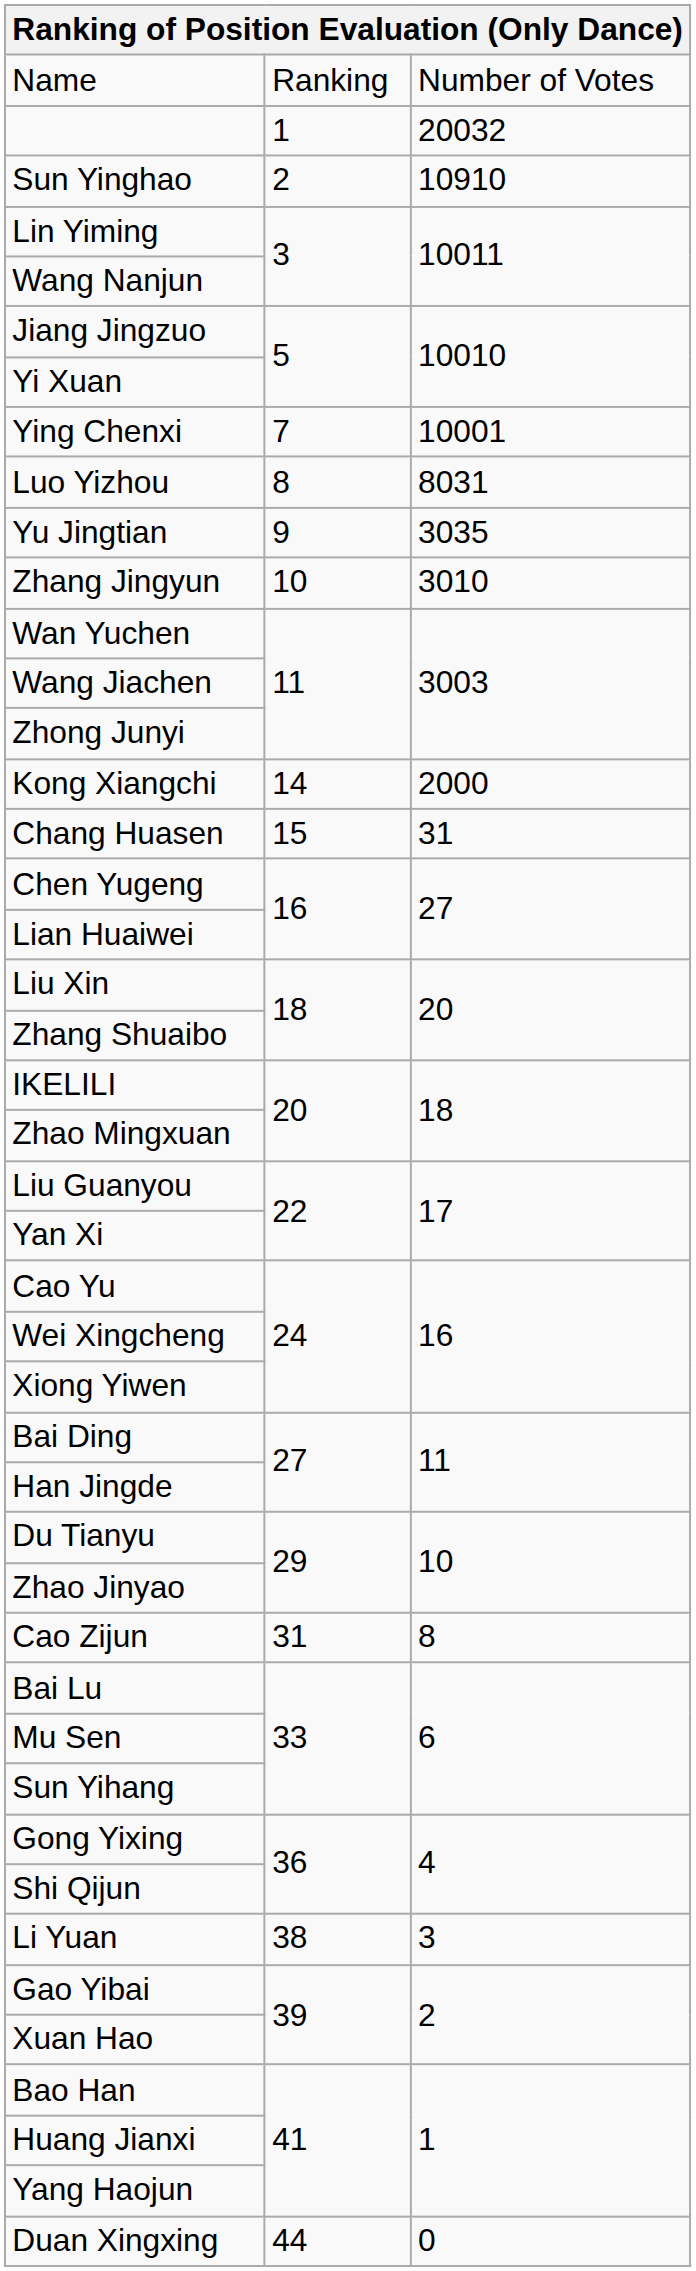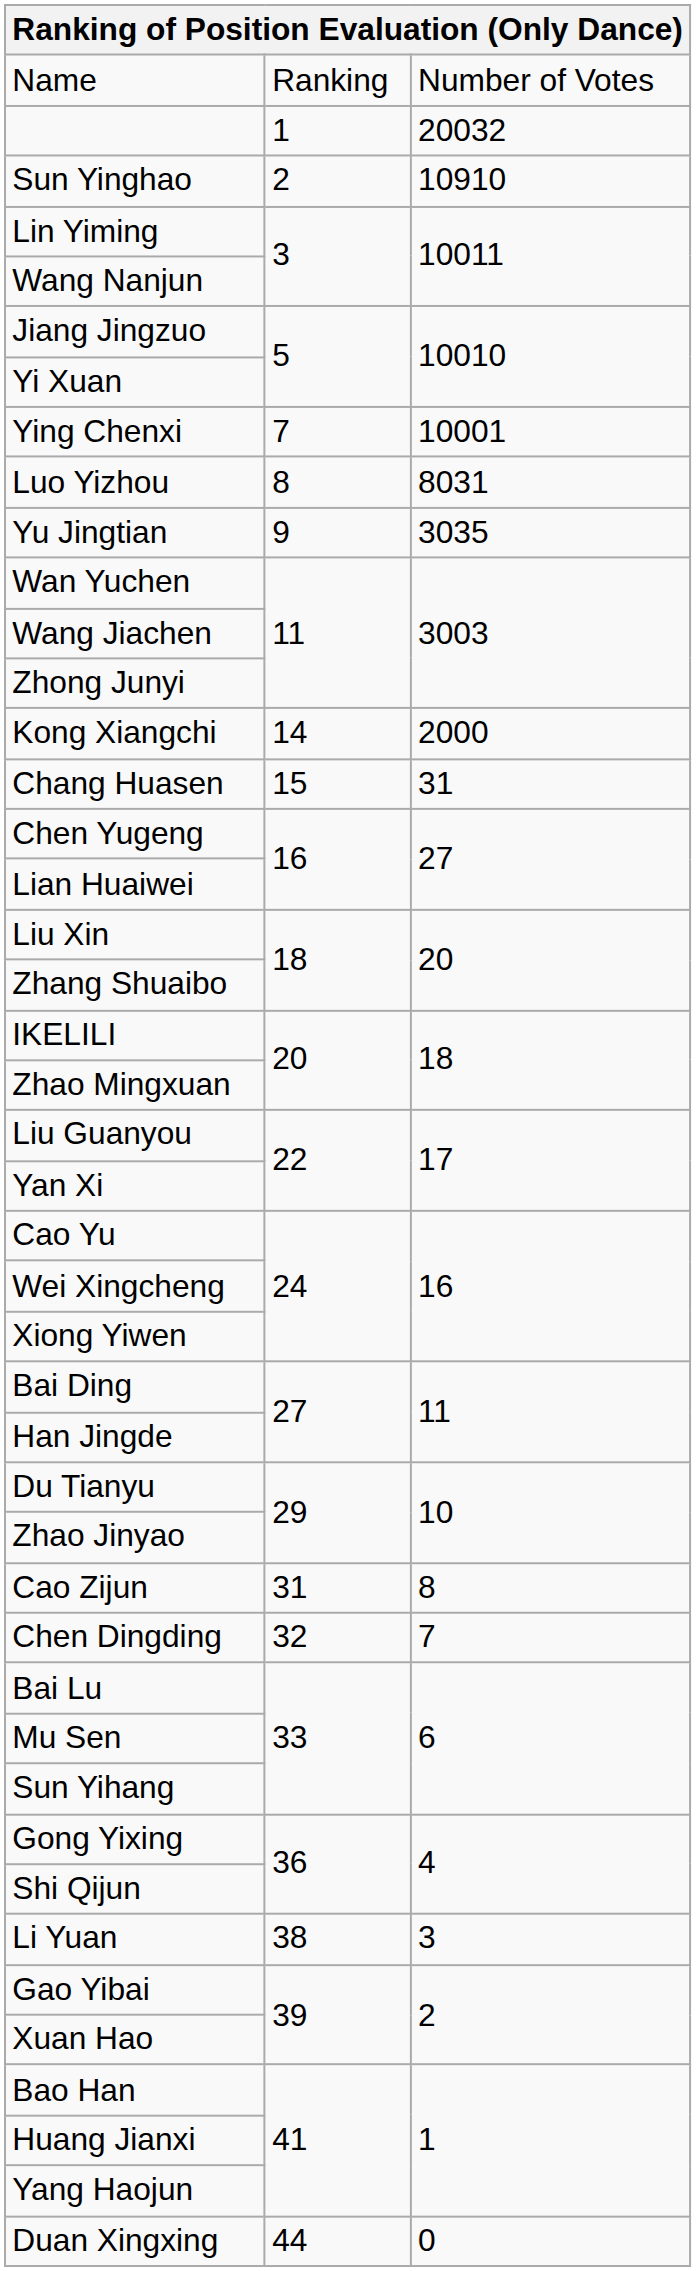- row: (116, 582)
+ row: (117, 1637)
